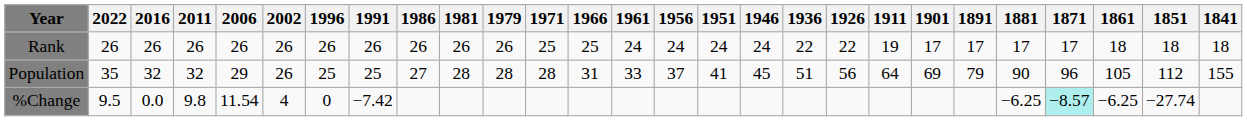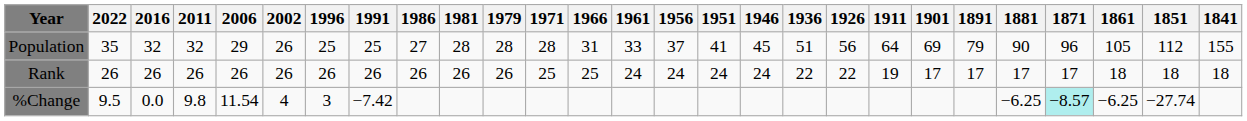rows swapped: (46, 73) <-> (46, 45)
(327, 101) 0 -> (327, 101) 3
